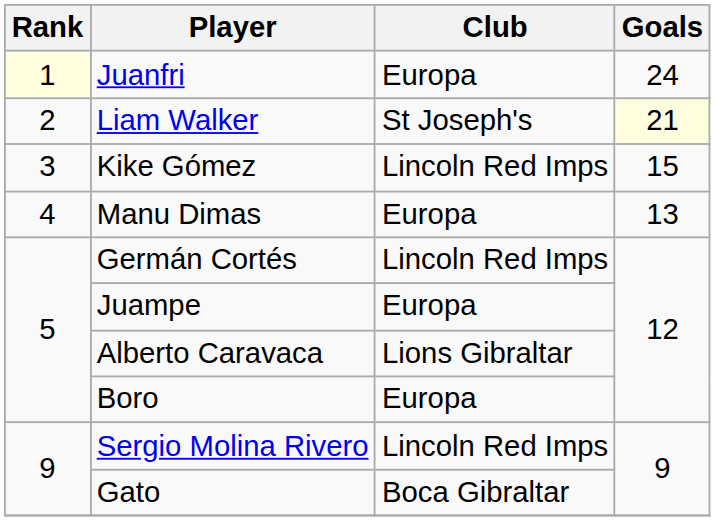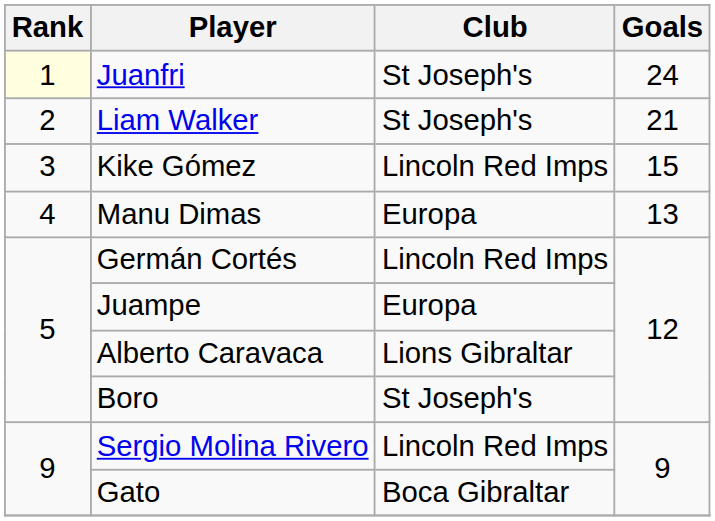(429, 74) Europa -> (457, 74) St Joseph's
(662, 120) lightyellow background -> (662, 120) no background
(429, 399) Europa -> (457, 399) St Joseph's
